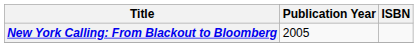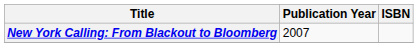(296, 33) 2005 -> (296, 33) 2007
